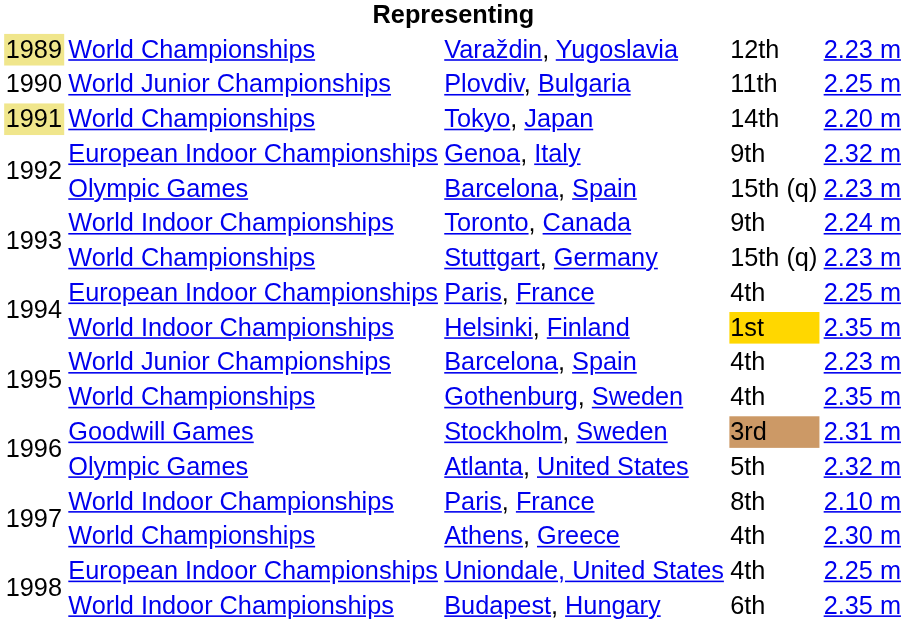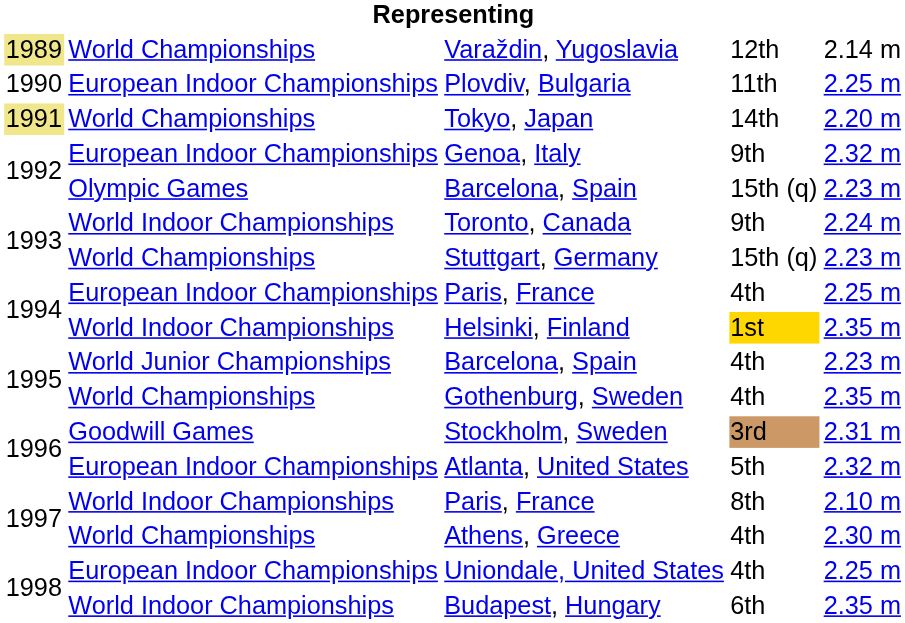(862, 49) 2.23 m -> (862, 49) 2.14 m
(230, 84) World Junior Championships -> (253, 84) European Indoor Championships
(158, 466) Olympic Games -> (253, 466) European Indoor Championships
